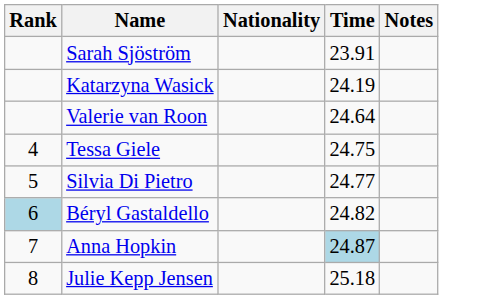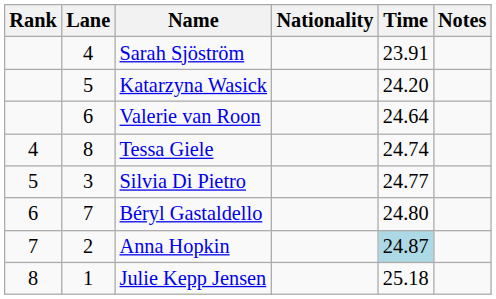+ column: (88, 20)
(352, 85) 24.19 -> (406, 85) 24.20
(352, 149) 24.75 -> (406, 149) 24.74
(33, 213) lightblue background -> (33, 213) no background
(352, 213) 24.82 -> (406, 213) 24.80
